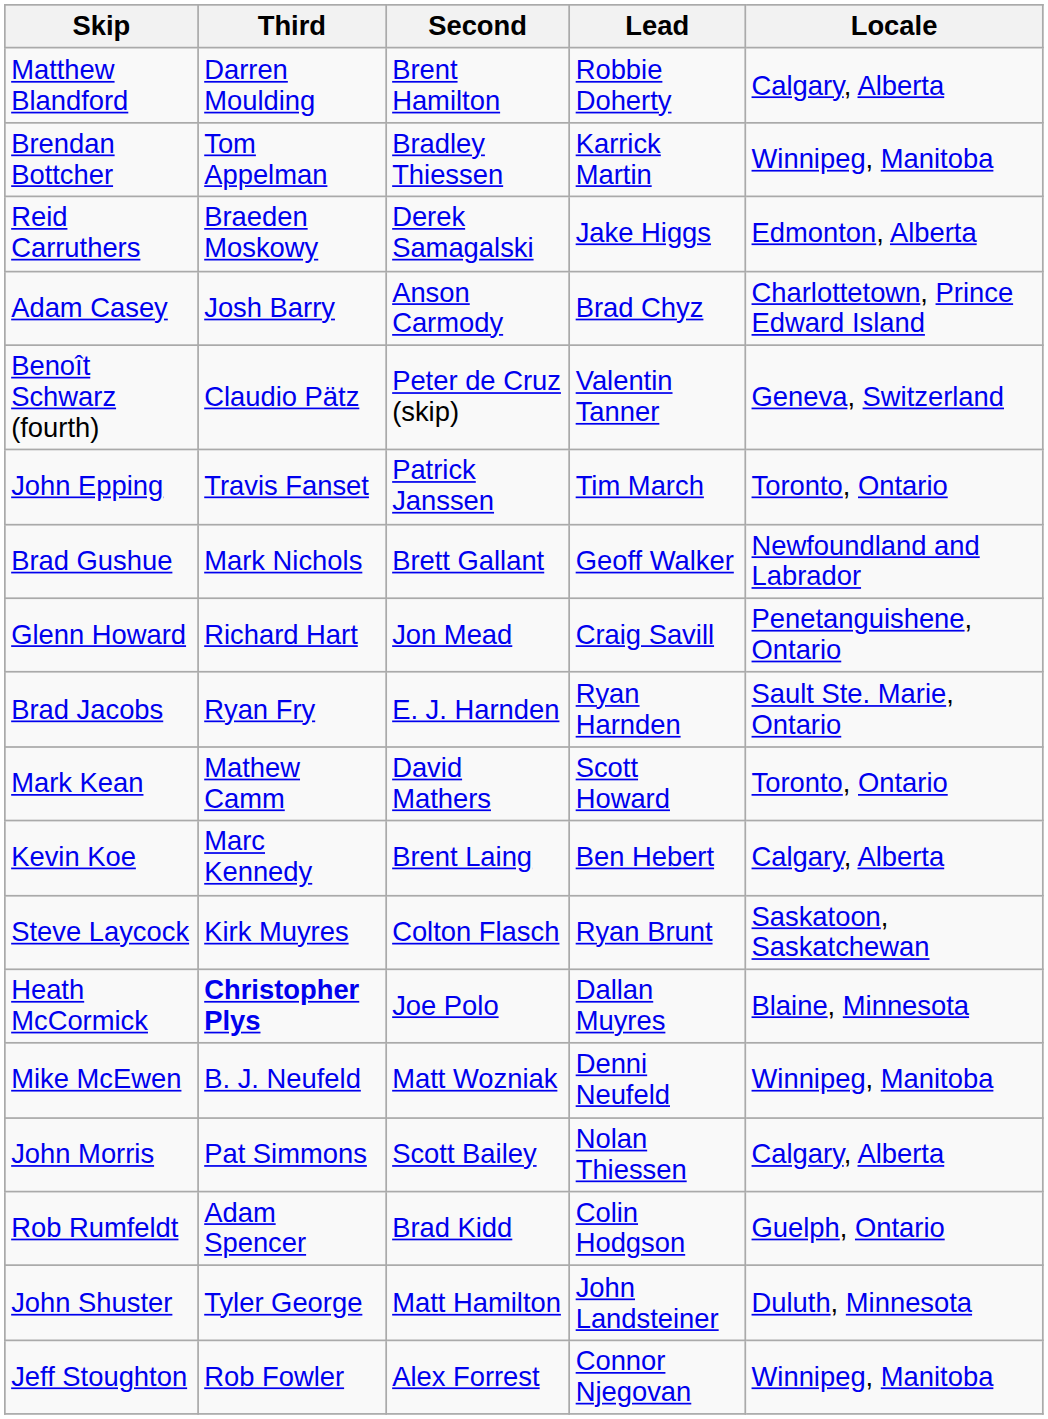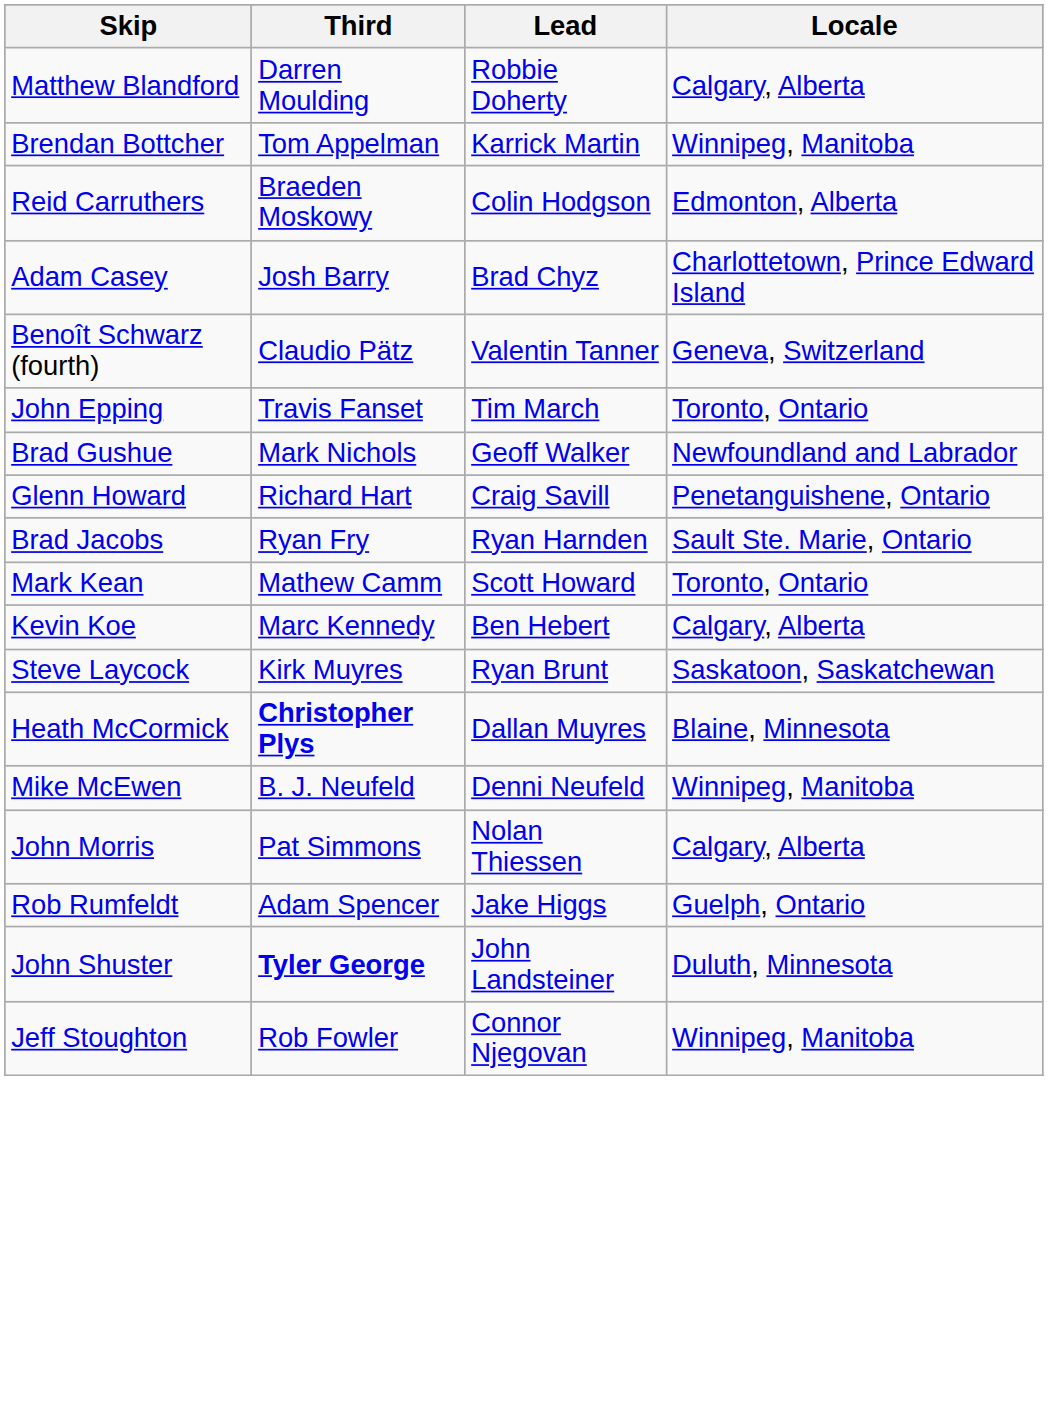- column: (478, 26)
(643, 233) Jake Higgs -> (561, 202) Colin Hodgson
(630, 1228) Colin Hodgson -> (539, 905) Jake Higgs
(283, 1302) normal -> (342, 963) bold
